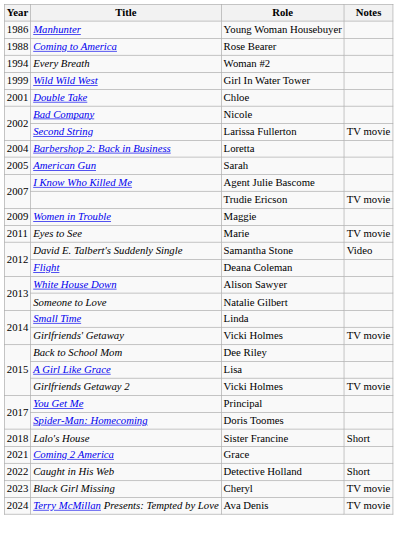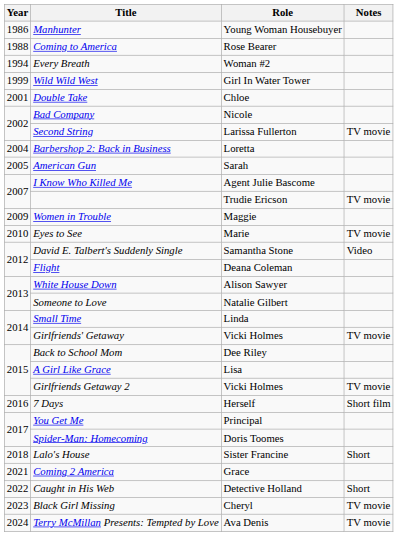(17, 234) 2011 -> (18, 234) 2010
+ row: (48, 404)
